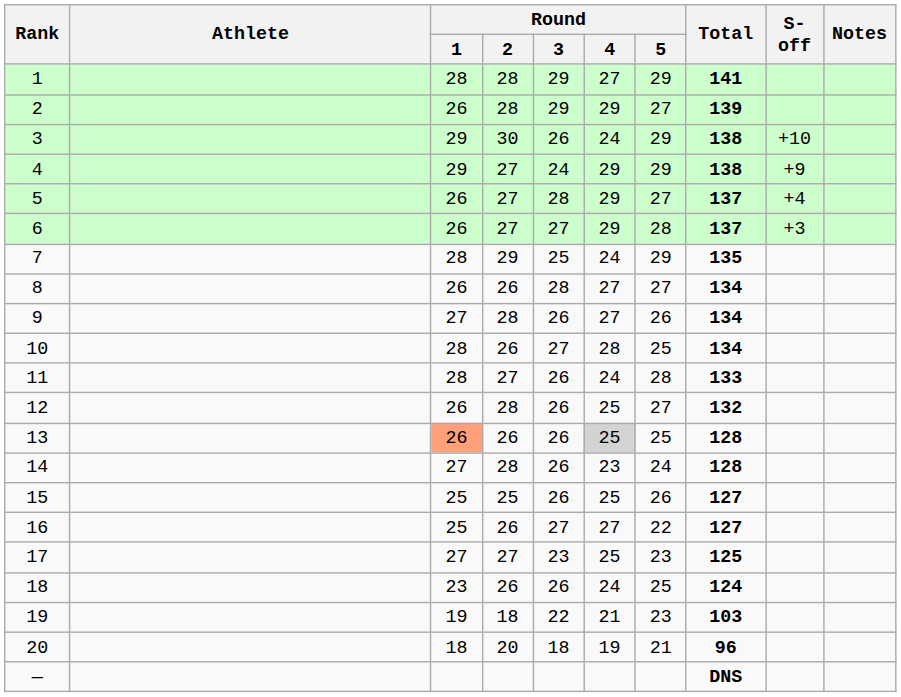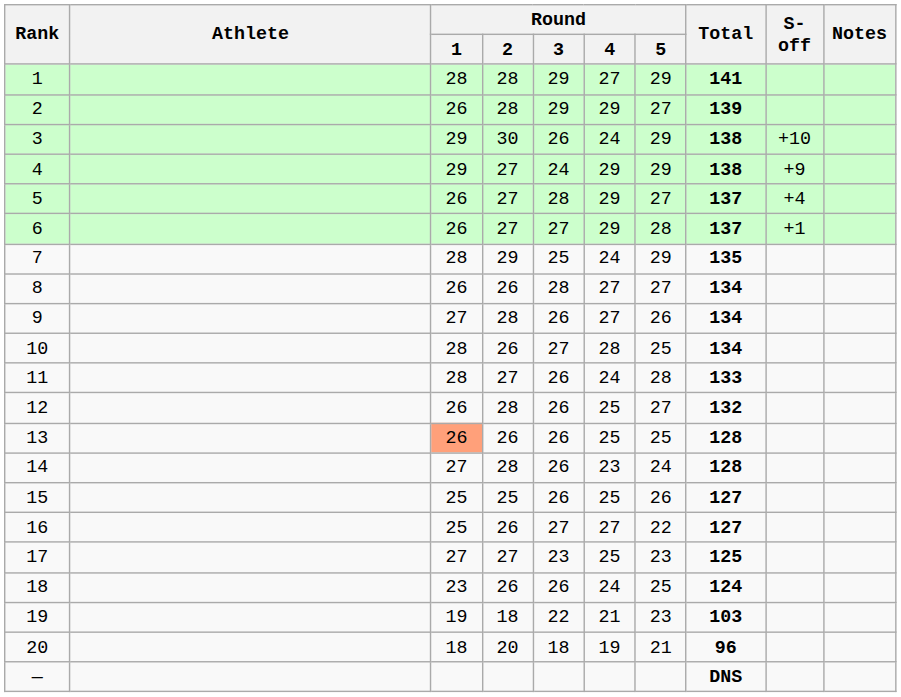(794, 229) +3 -> (794, 229) +1
(610, 438) lightgrey background -> (610, 438) no background
